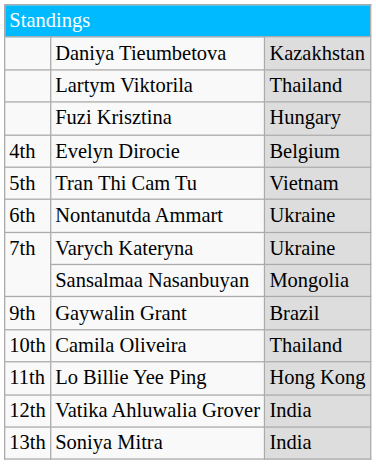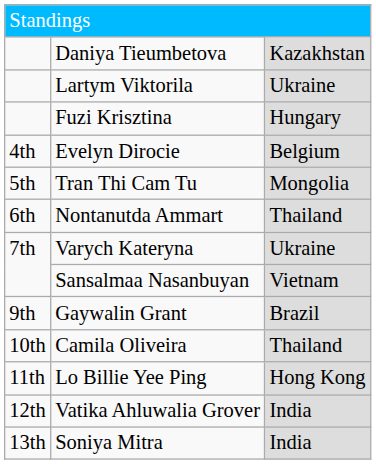(306, 85) Thailand -> (302, 85) Ukraine
(304, 183) Vietnam -> (309, 183) Mongolia
(302, 215) Ukraine -> (306, 215) Thailand
(309, 280) Mongolia -> (304, 280) Vietnam
